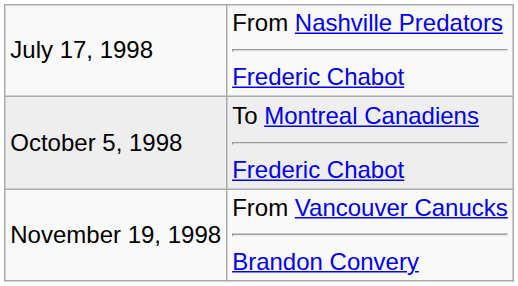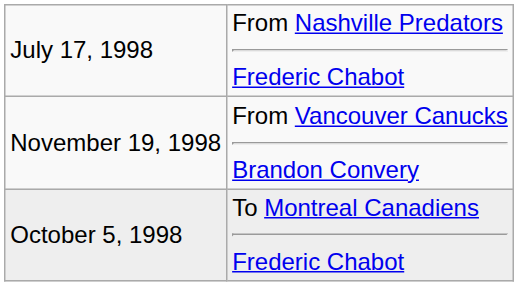rows swapped: (96, 142) <-> (116, 234)
